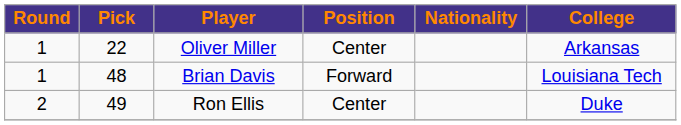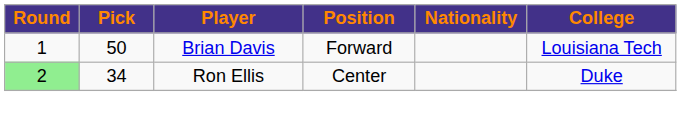- row: (228, 47)
(117, 76) 48 -> (117, 47) 50
(42, 104) no background -> (42, 76) lightgreen background
(117, 104) 49 -> (117, 76) 34
